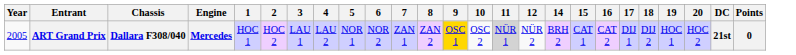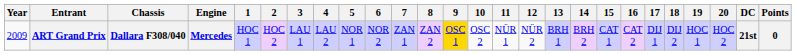+ column: (558, 12)
(17, 35) 2005 -> (17, 35) 2009
(506, 35) lightgrey background -> (506, 35) no background
